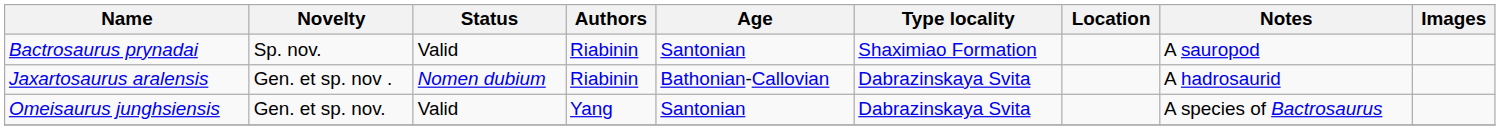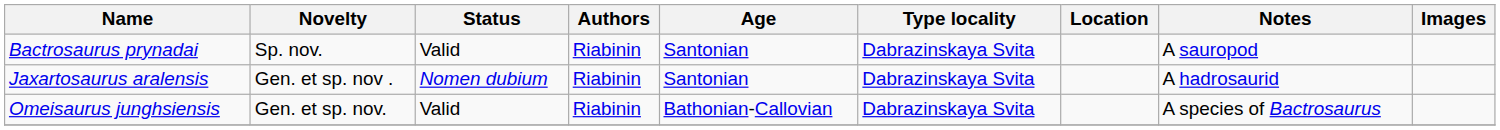(948, 49) Shaximiao Formation -> (948, 49) Dabrazinskaya Svita
(745, 79) Bathonian-Callovian -> (706, 79) Santonian
(591, 109) Yang -> (607, 109) Riabinin
(703, 109) Santonian -> (748, 109) Bathonian-Callovian
